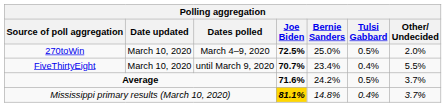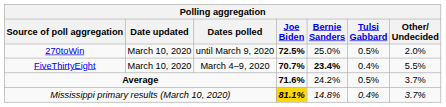(235, 51) March 4–9, 2020 -> (235, 51) until March 9, 2020
(235, 66) until March 9, 2020 -> (235, 66) March 4–9, 2020
(327, 66) normal -> (327, 66) bold
